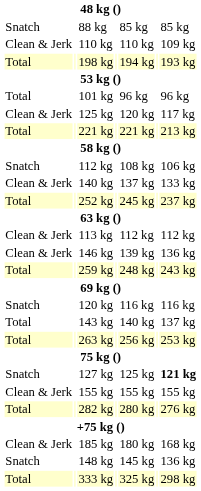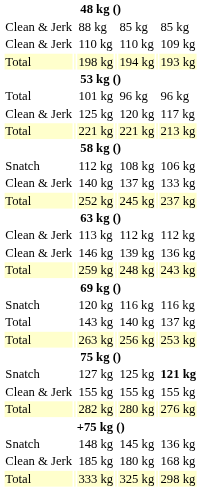(23, 26) Snatch -> (39, 26) Clean & Jerk
rows swapped: (96, 461) <-> (96, 444)
